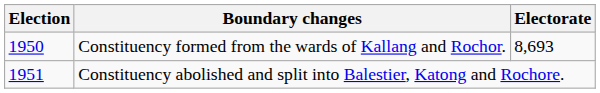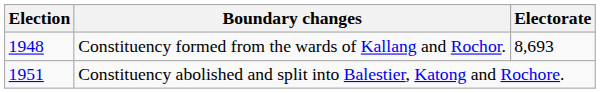(26, 46) 1950 -> (26, 46) 1948
